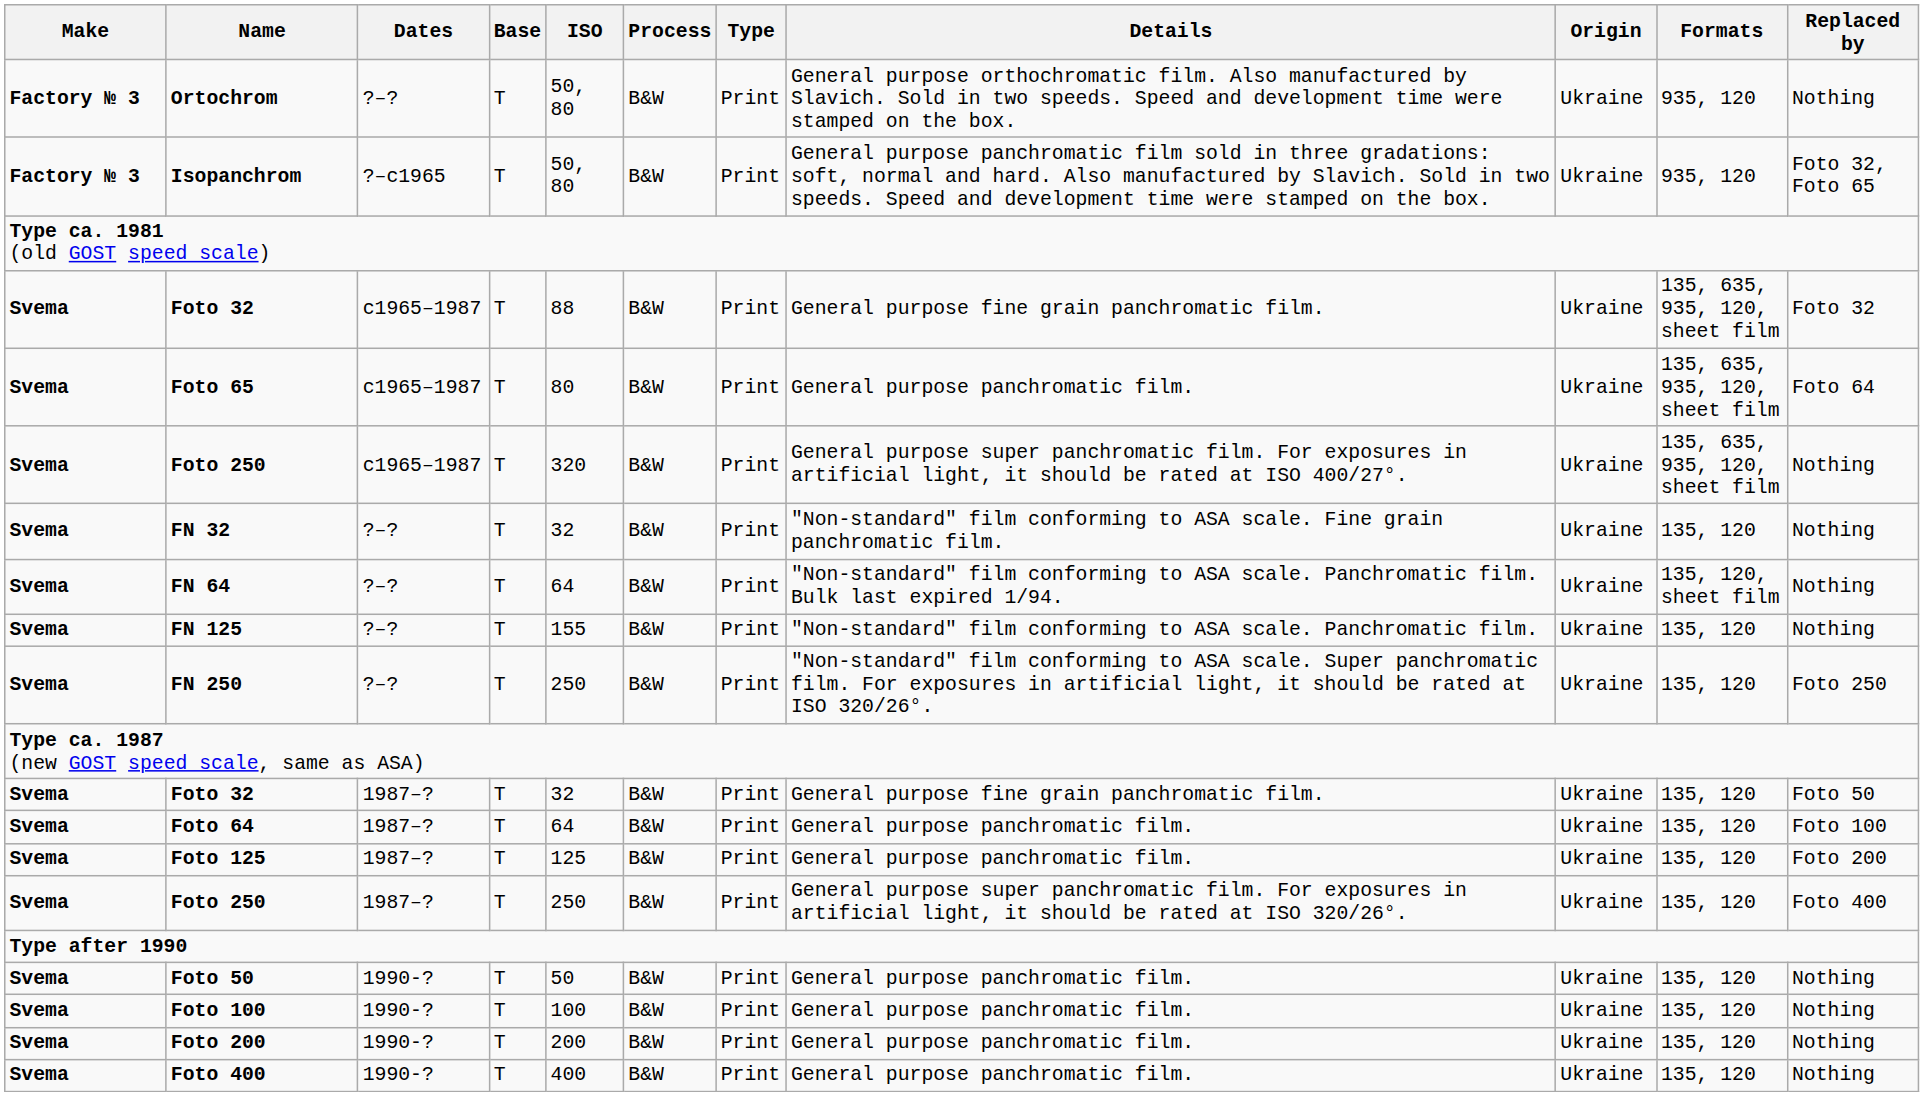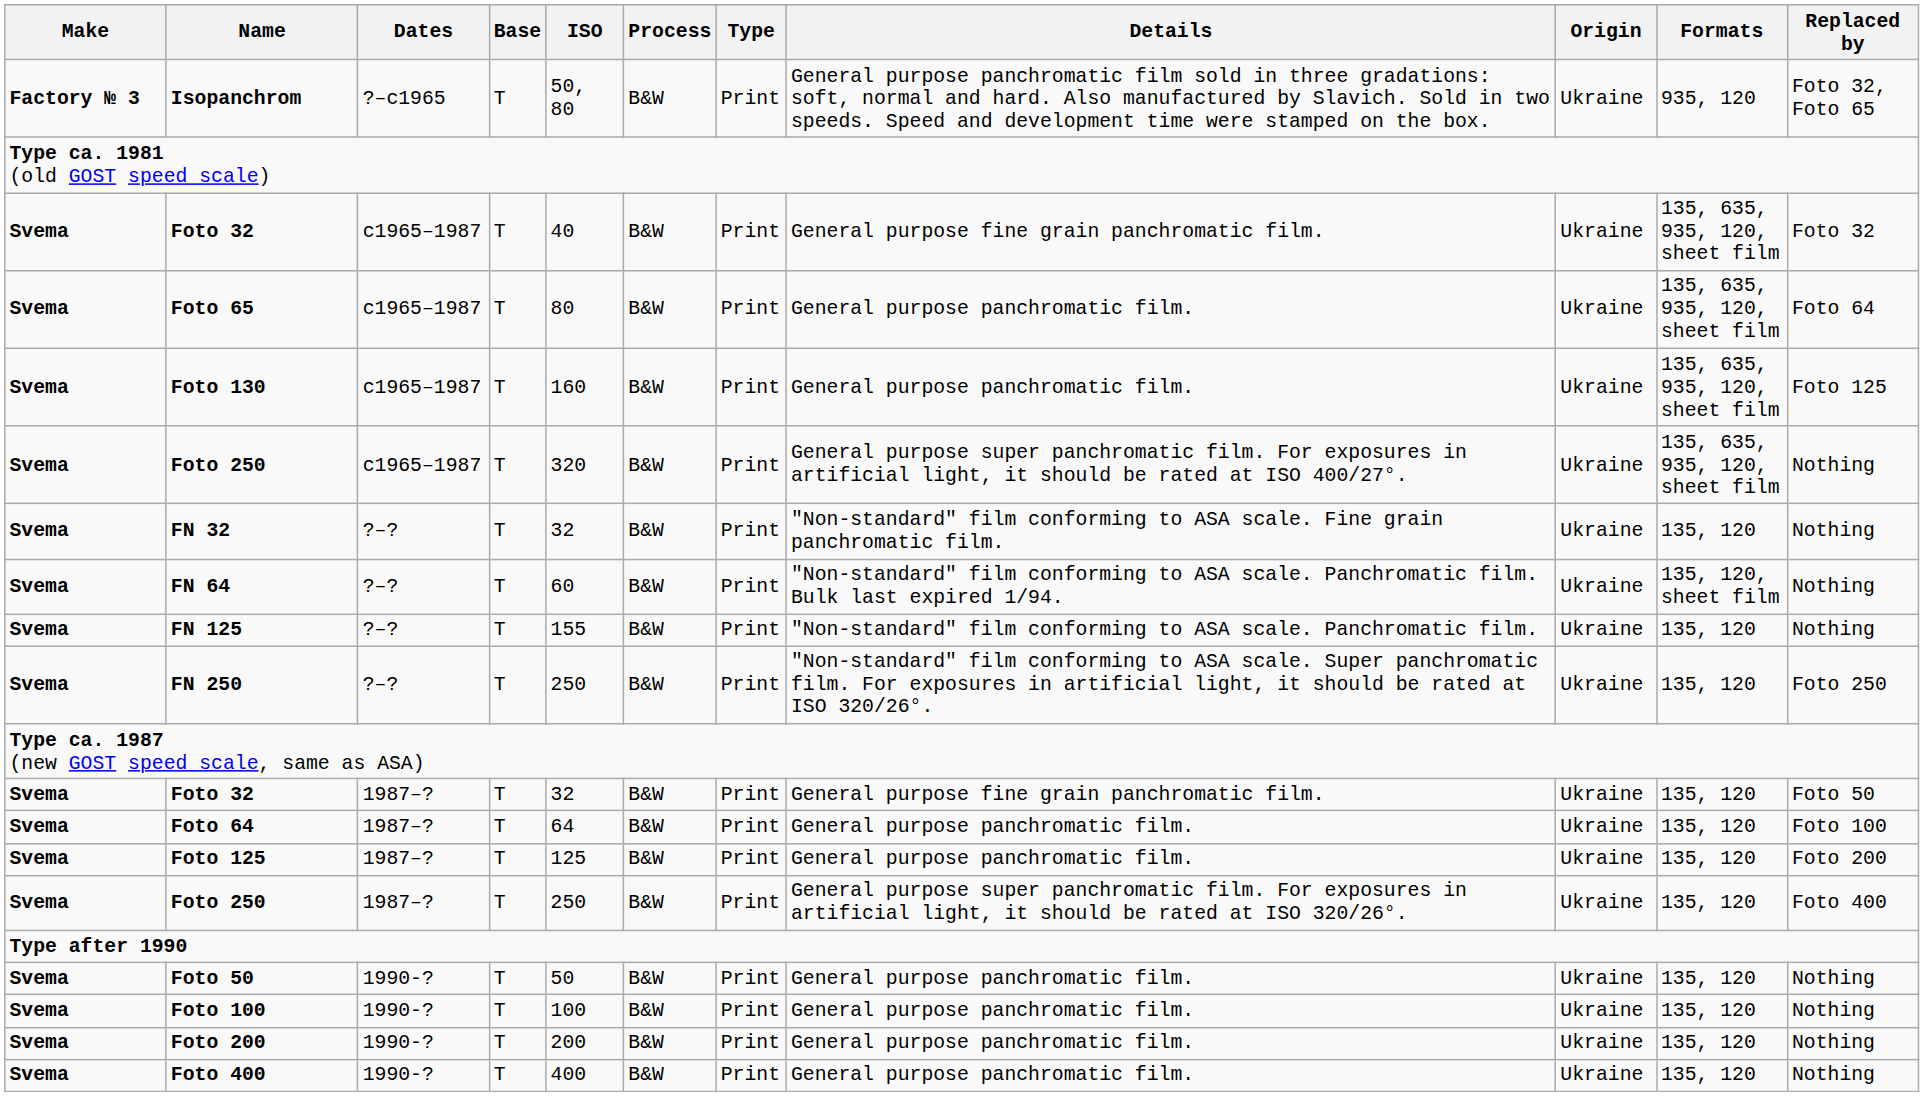- row: (224, 99)
(562, 309) 88 -> (562, 231) 40
+ row: (218, 387)
(562, 586) 64 -> (562, 586) 60
